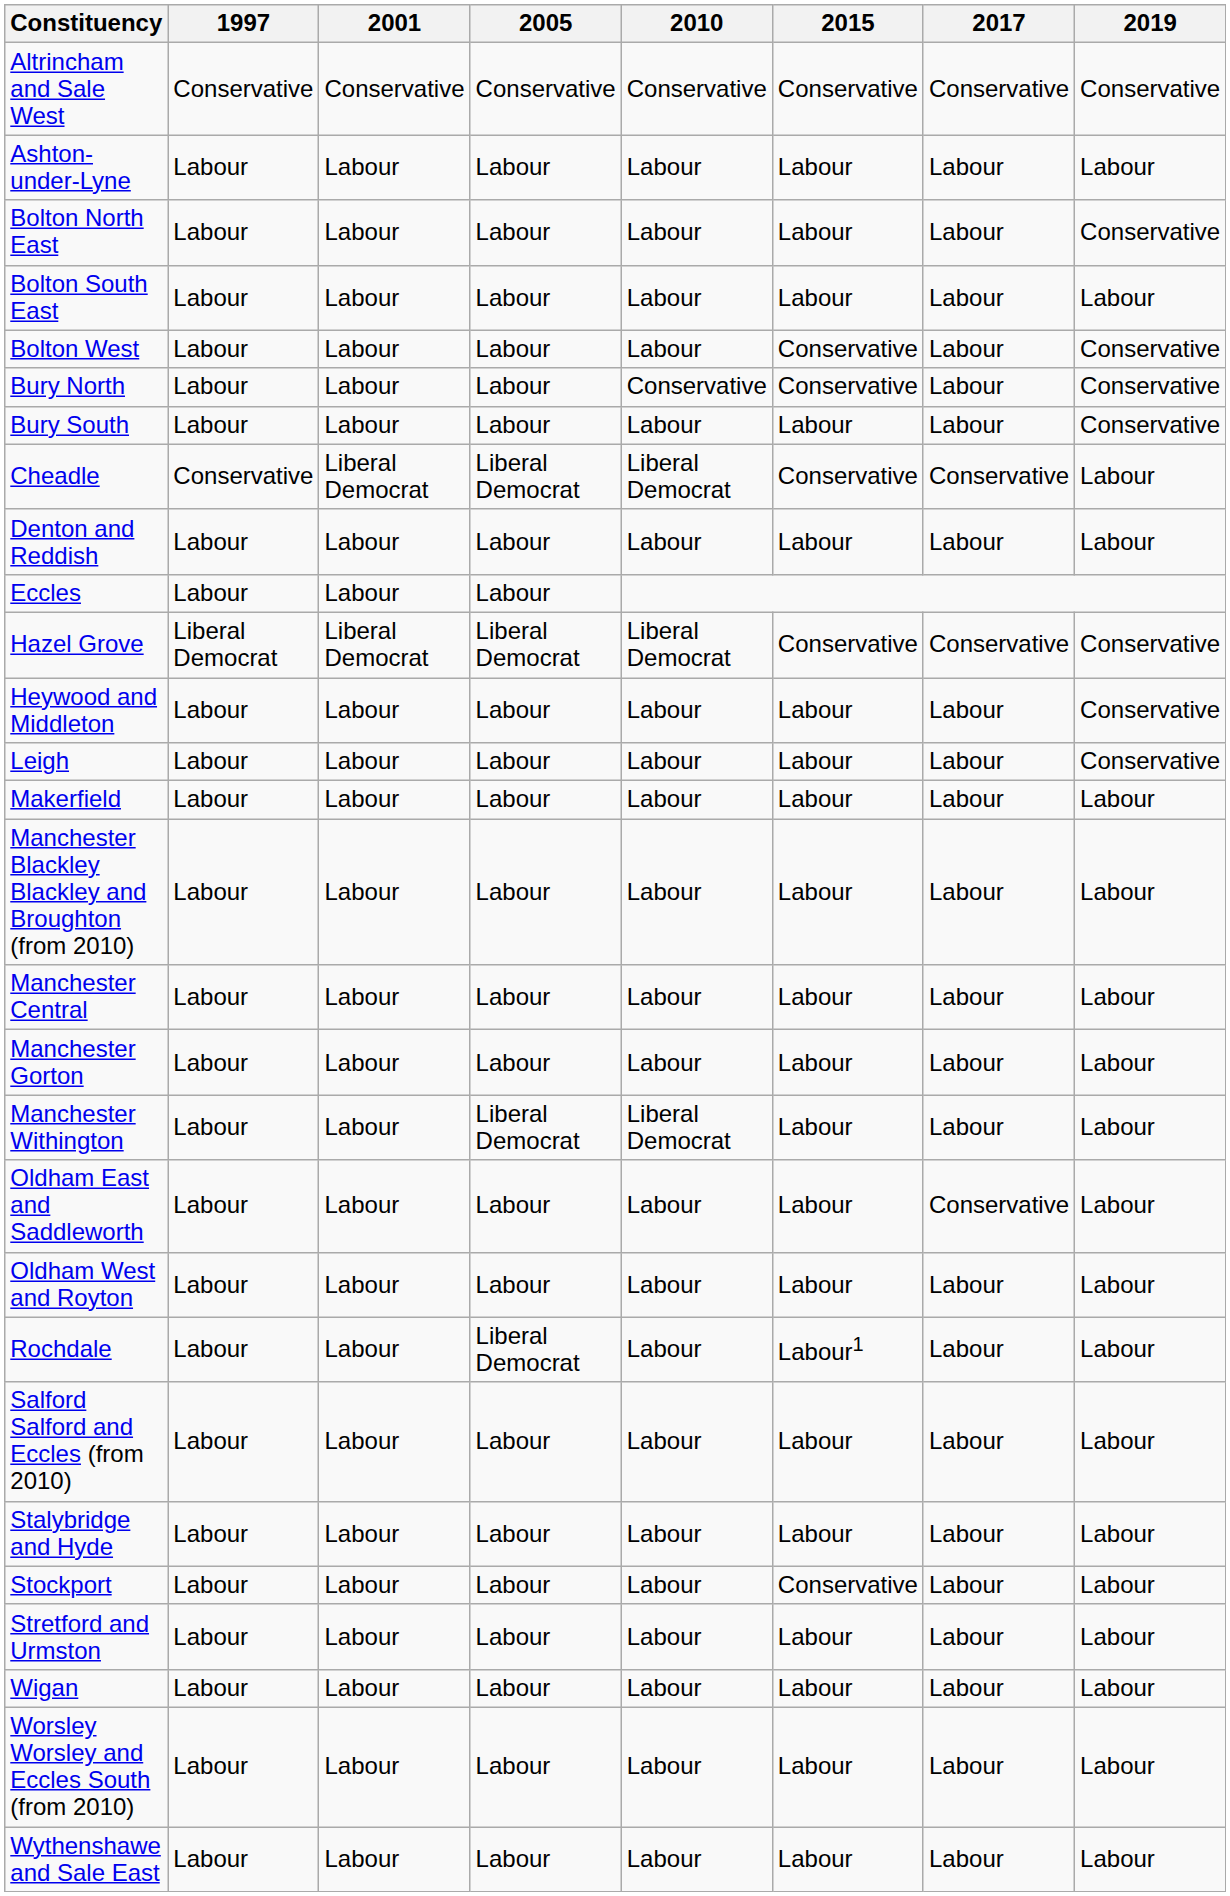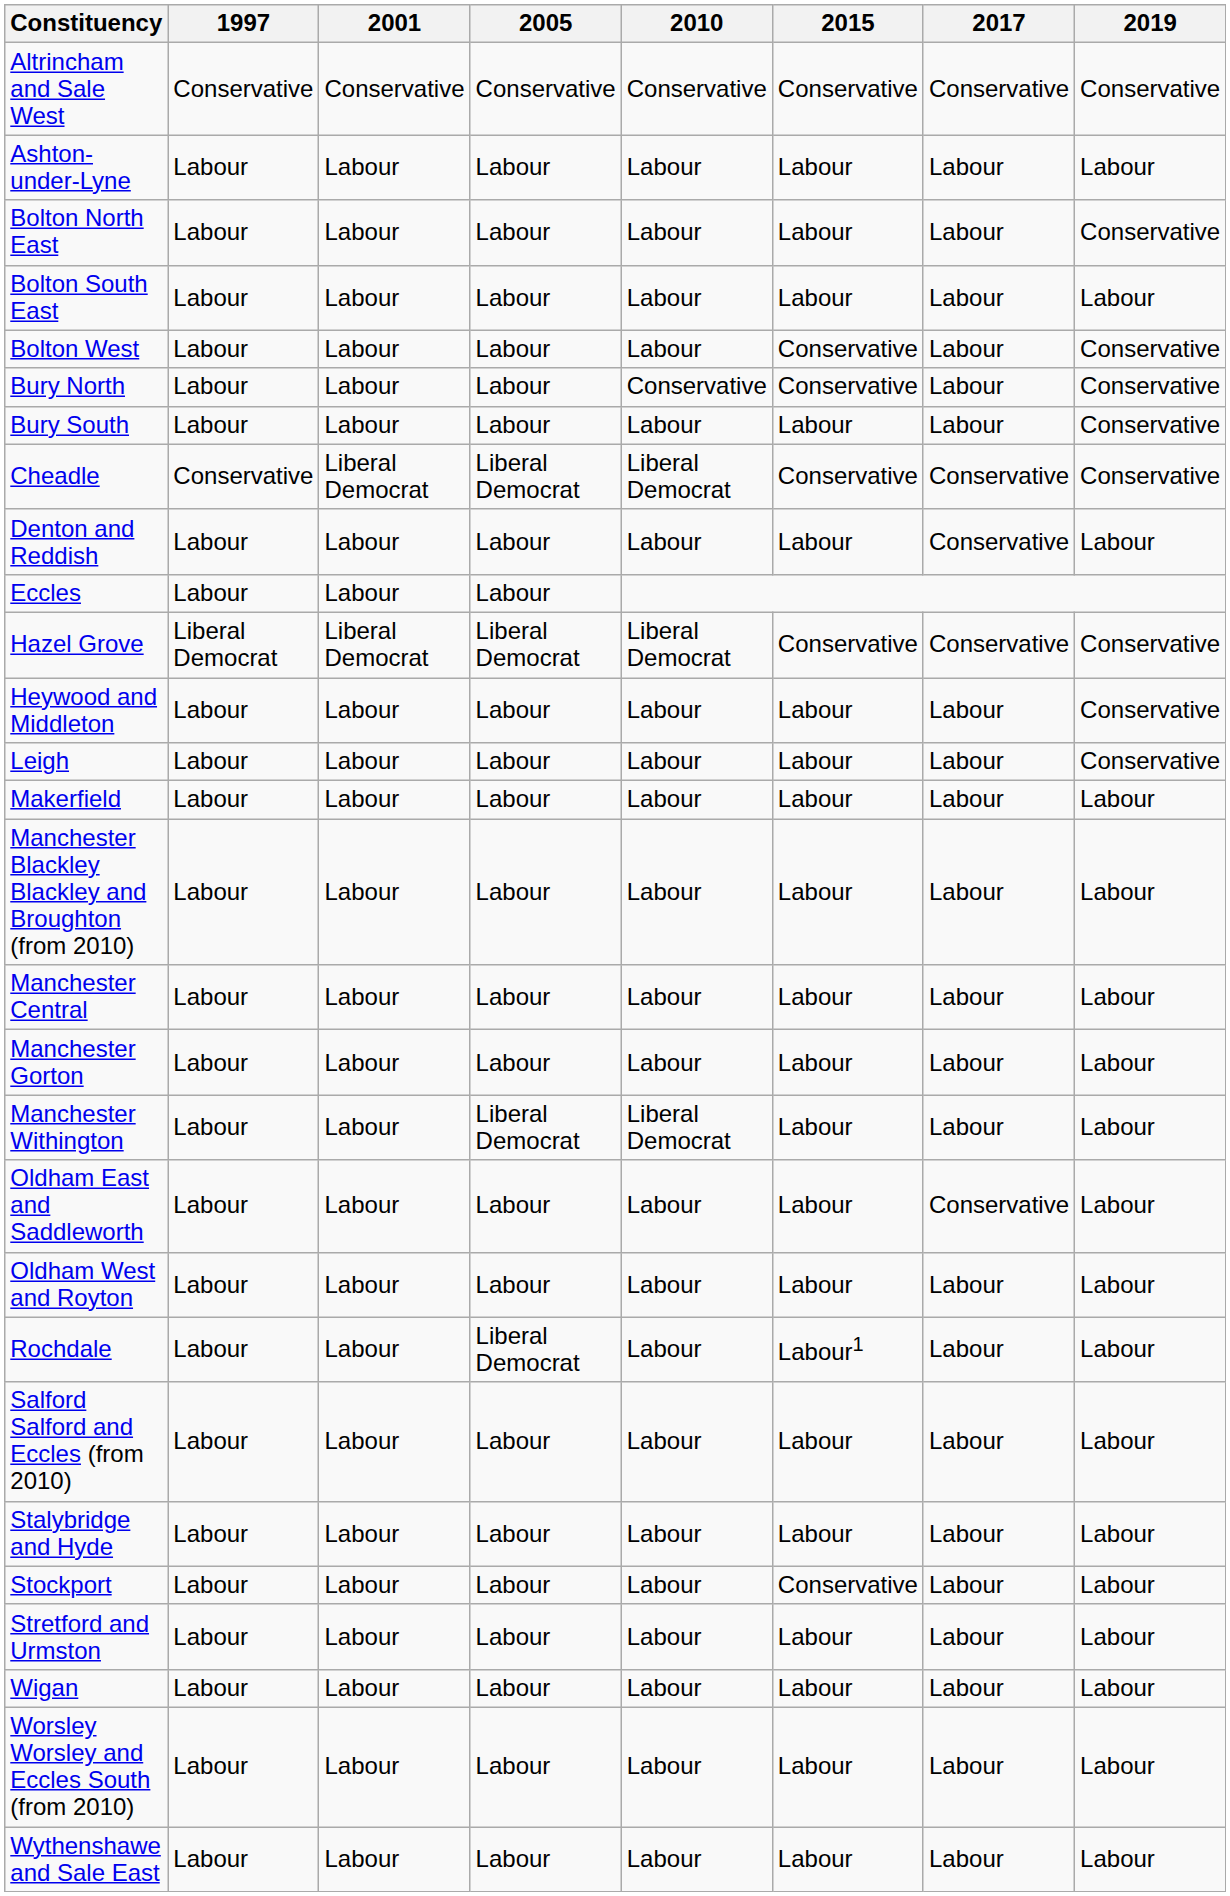(1117, 476) Labour -> (1150, 476) Conservative
(966, 541) Labour -> (999, 541) Conservative
